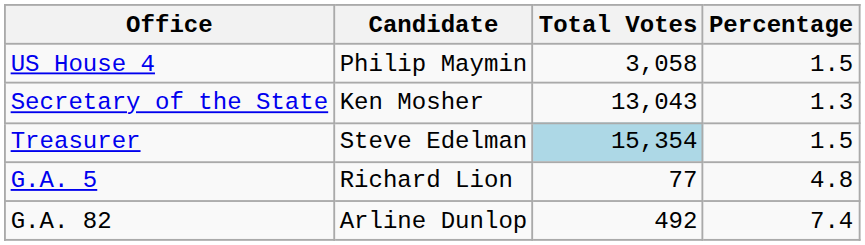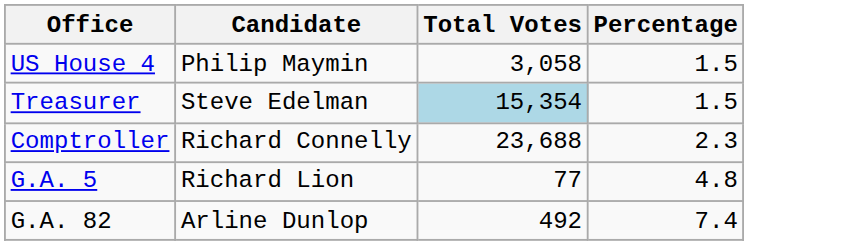- row: (169, 103)
+ row: (90, 142)
